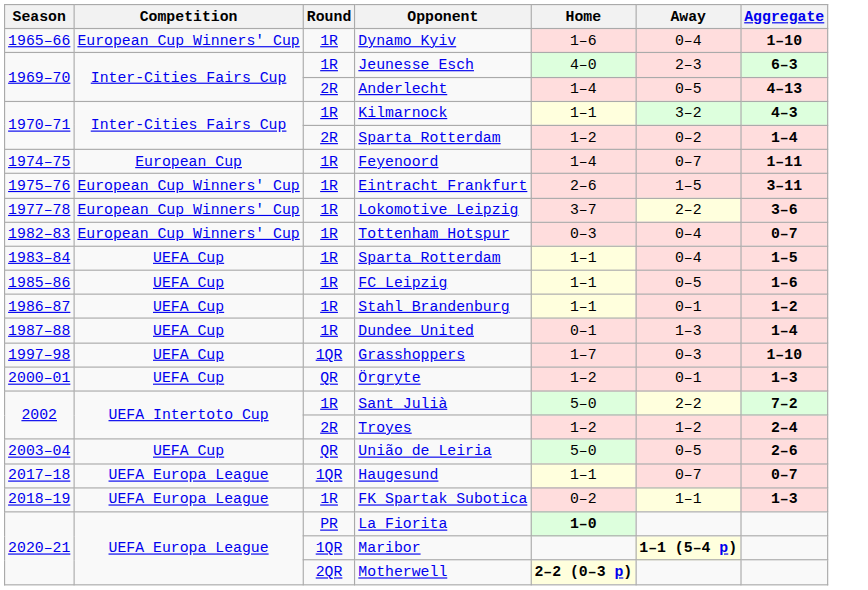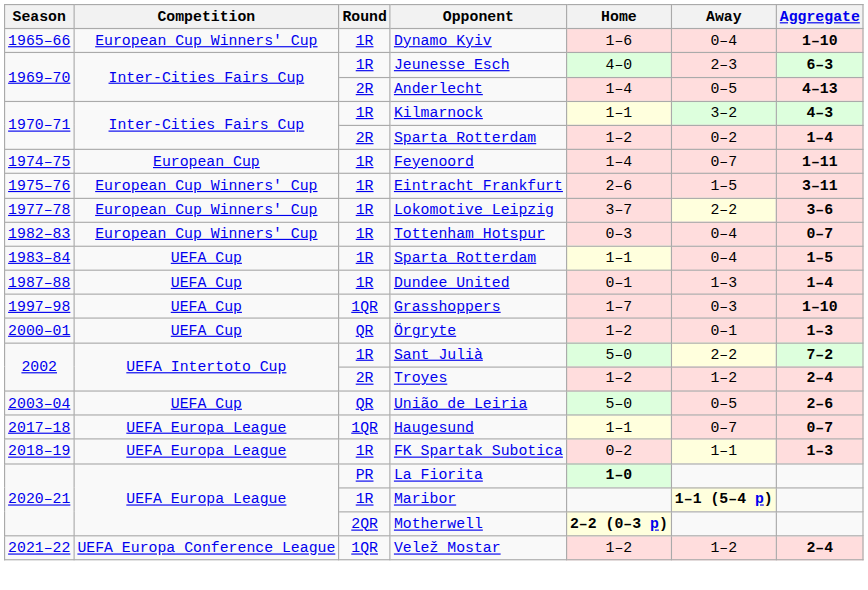- row: (39, 282)
- row: (39, 306)
(329, 548) 1QR -> (365, 500) 1R
+ row: (39, 548)
